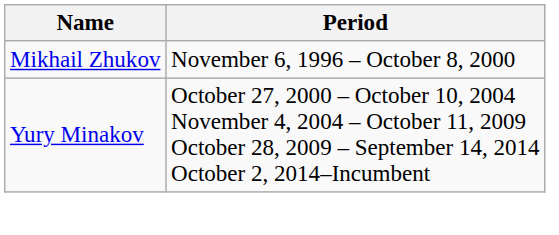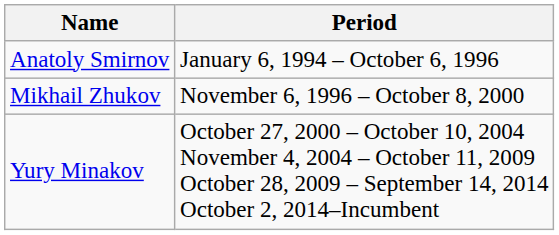+ row: (90, 59)
